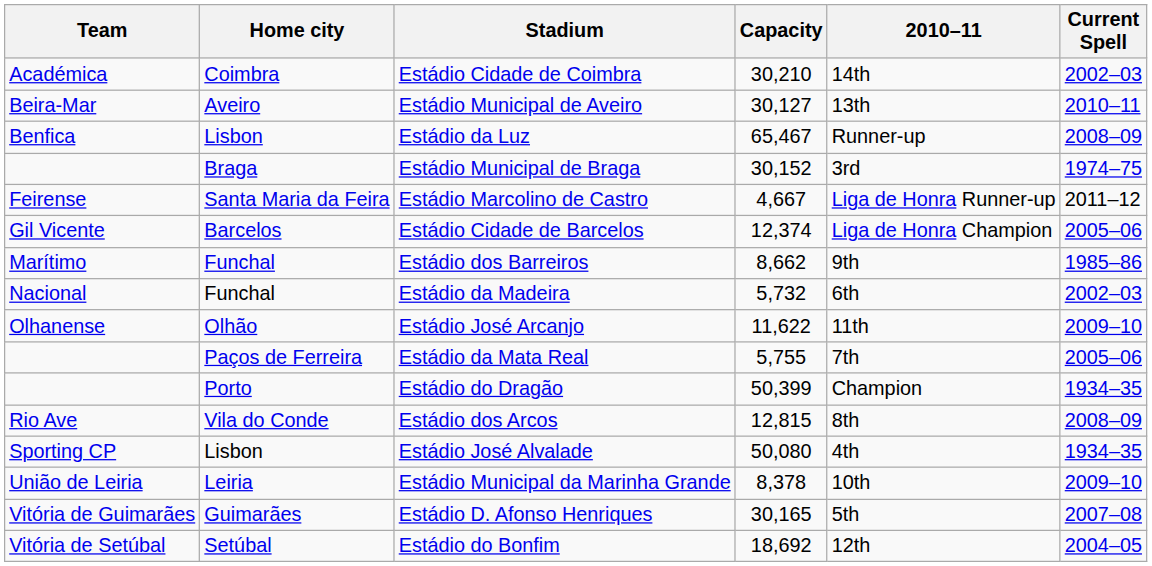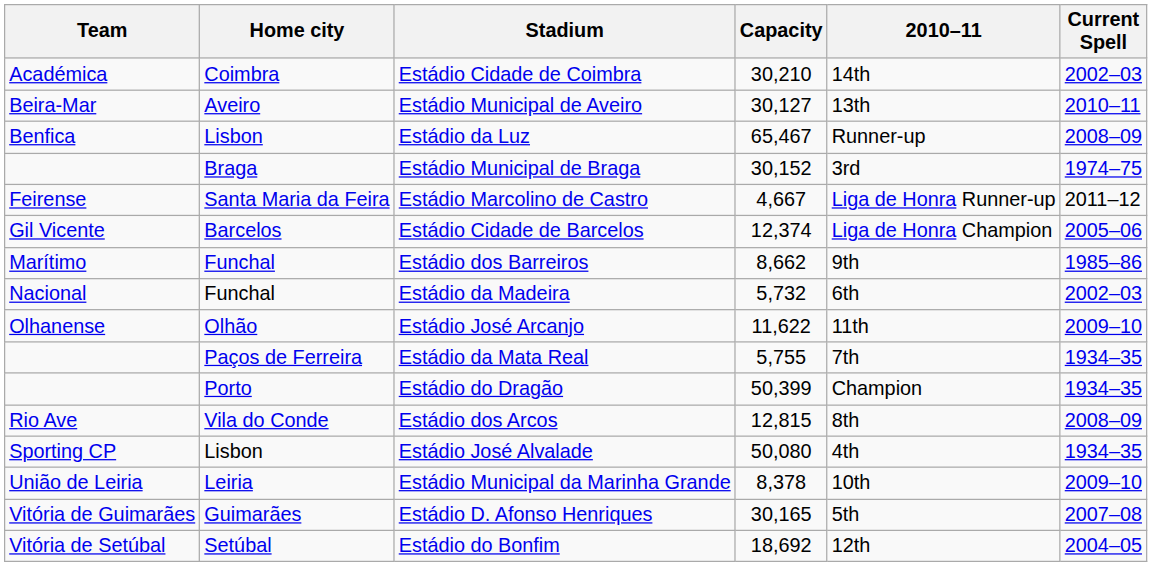(1103, 357) 2005–06 -> (1103, 357) 1934–35
